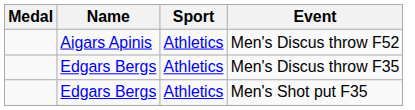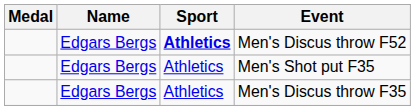(106, 42) Aigars Apinis -> (108, 42) Edgars Bergs
(194, 42) normal -> (197, 42) bold
rows swapped: (299, 92) <-> (315, 67)
